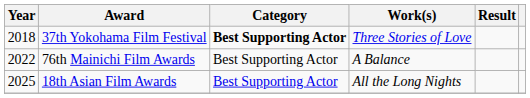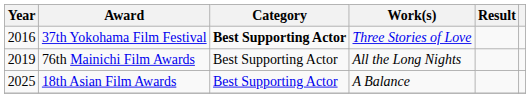(22, 37) 2018 -> (22, 37) 2016
(22, 59) 2022 -> (22, 59) 2019
(381, 59) A Balance -> (407, 59) All the Long Nights
(407, 81) All the Long Nights -> (381, 81) A Balance
